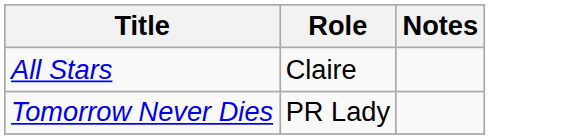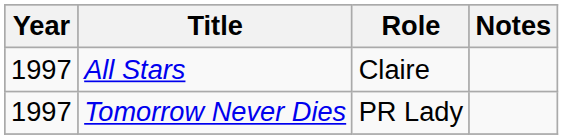+ column: (41, 26)
